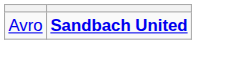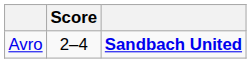+ column: (74, 17)
